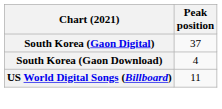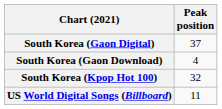+ row: (89, 78)
